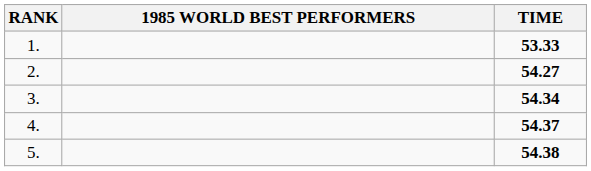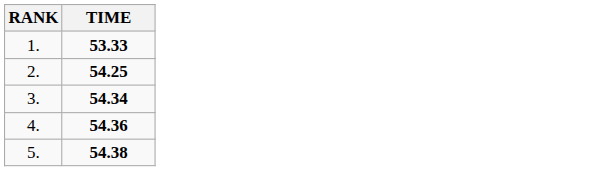- column: (278, 17)
(540, 71) 54.27 -> (109, 71) 54.25
(540, 125) 54.37 -> (109, 125) 54.36
